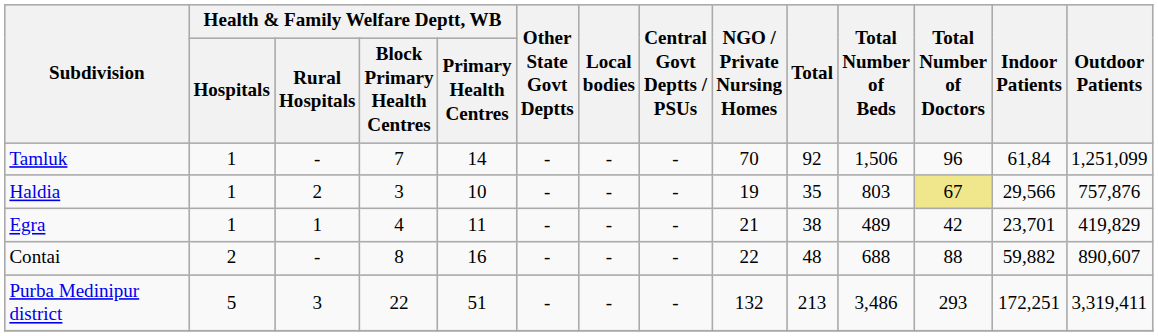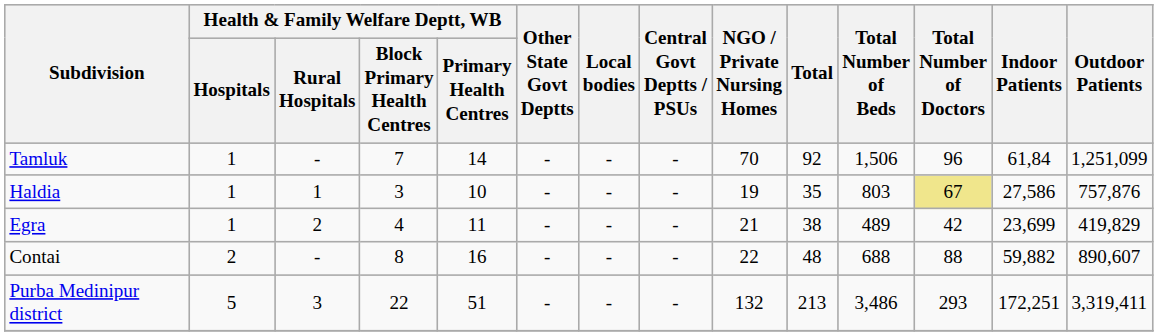(317, 191) 2 -> (317, 191) 1
(1029, 191) 29,566 -> (1029, 191) 27,586
(317, 224) 1 -> (317, 224) 2
(1029, 224) 23,701 -> (1029, 224) 23,699
